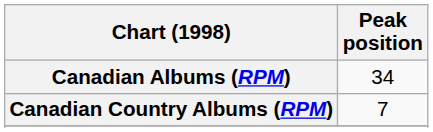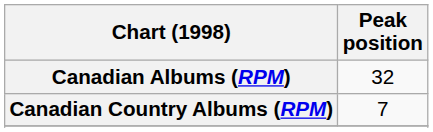(383, 76) 34 -> (383, 76) 32
